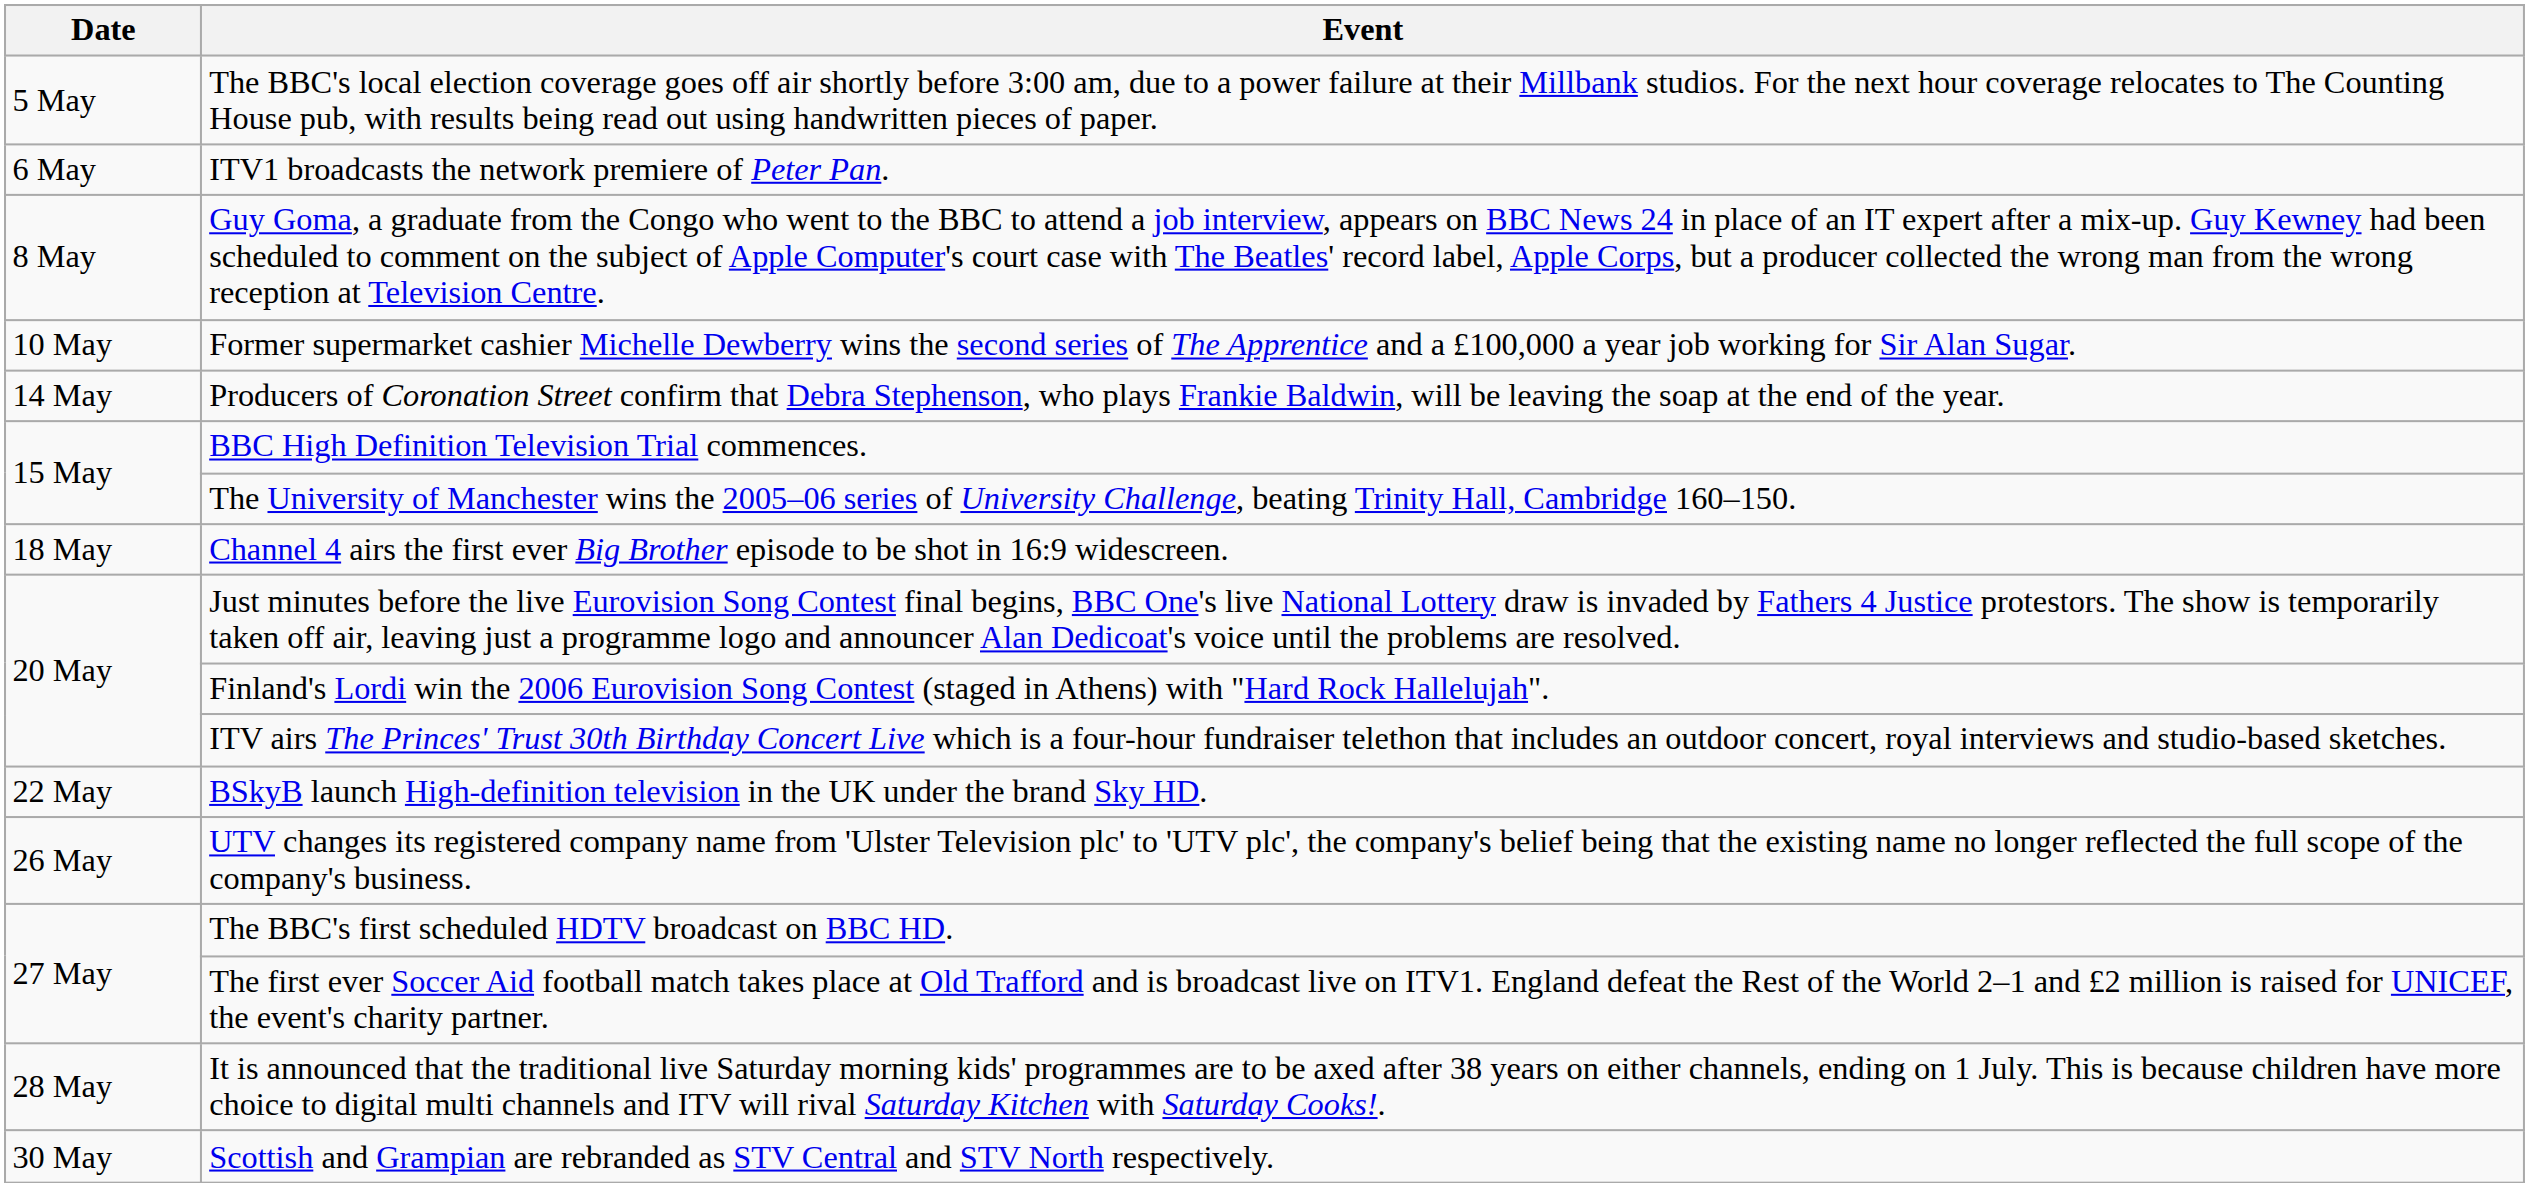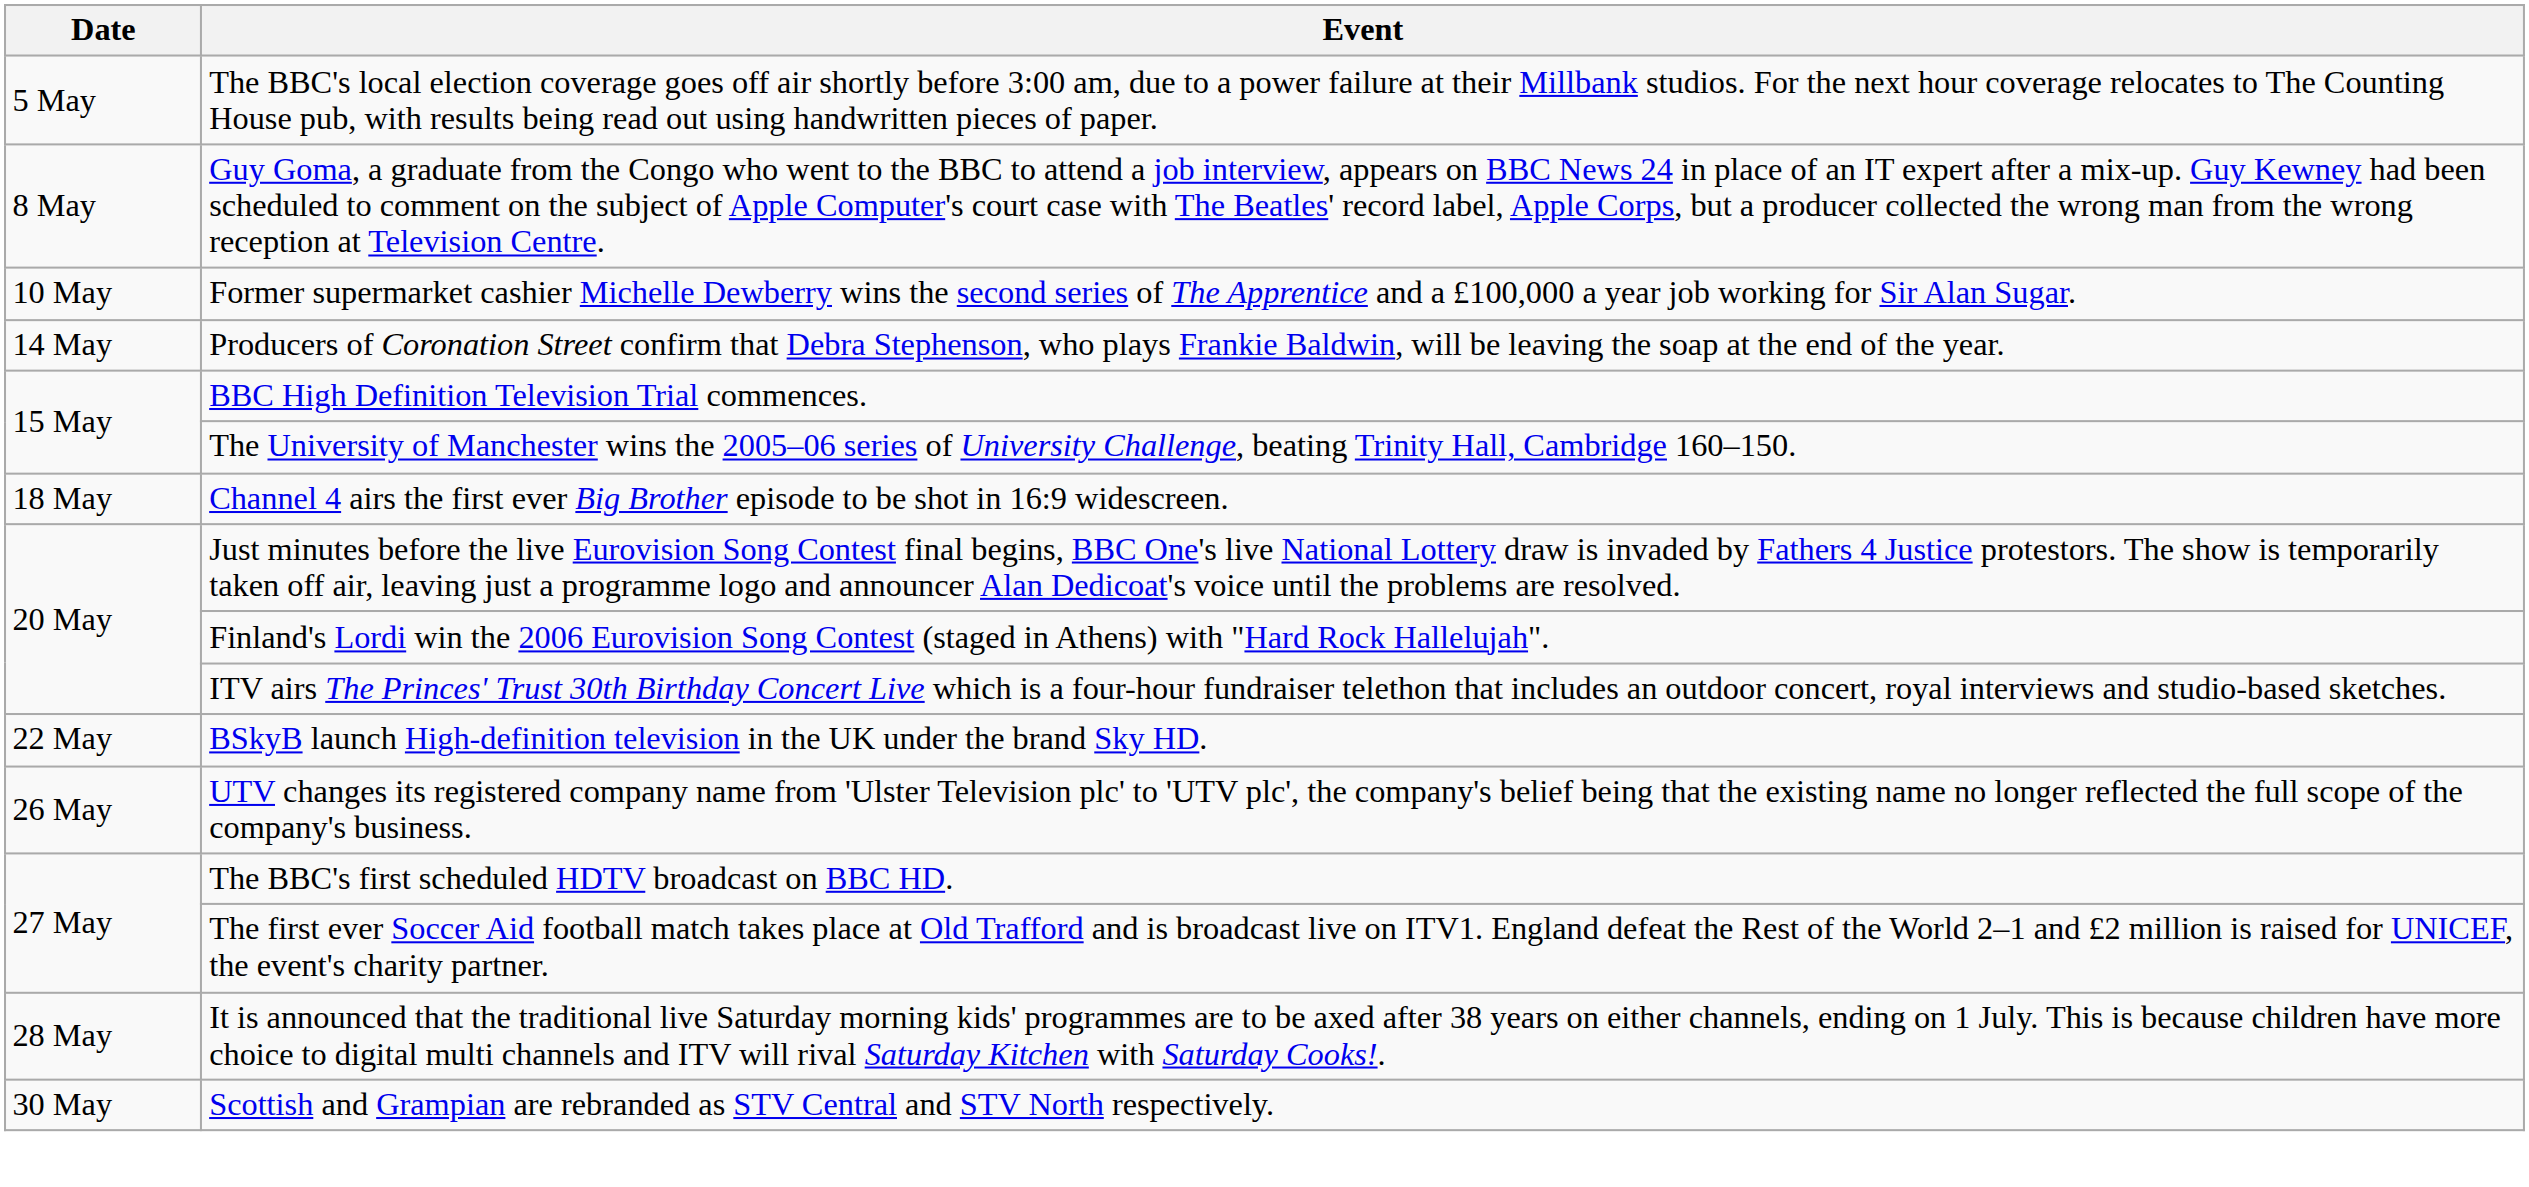- row: (549, 169)
